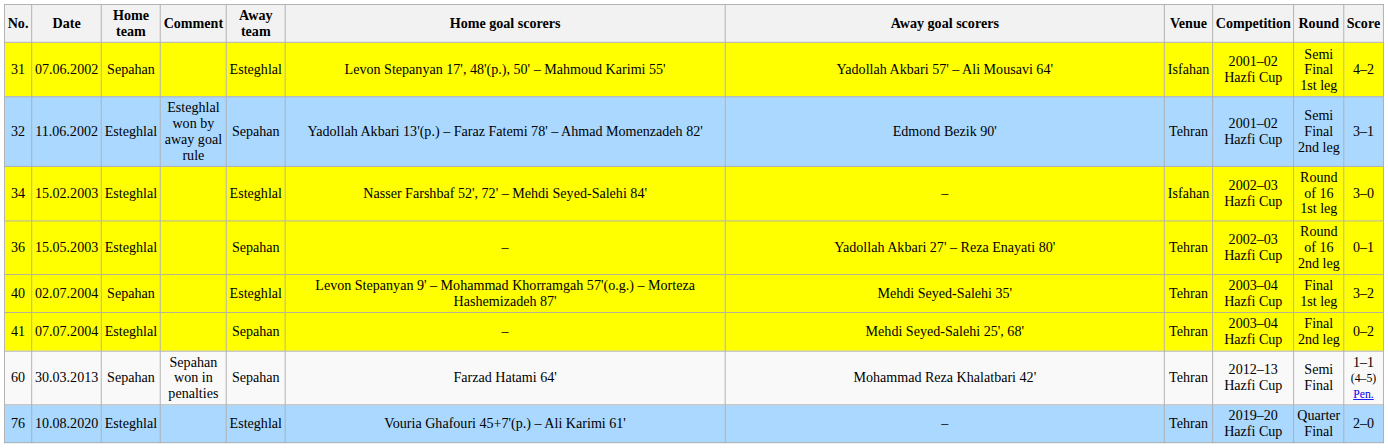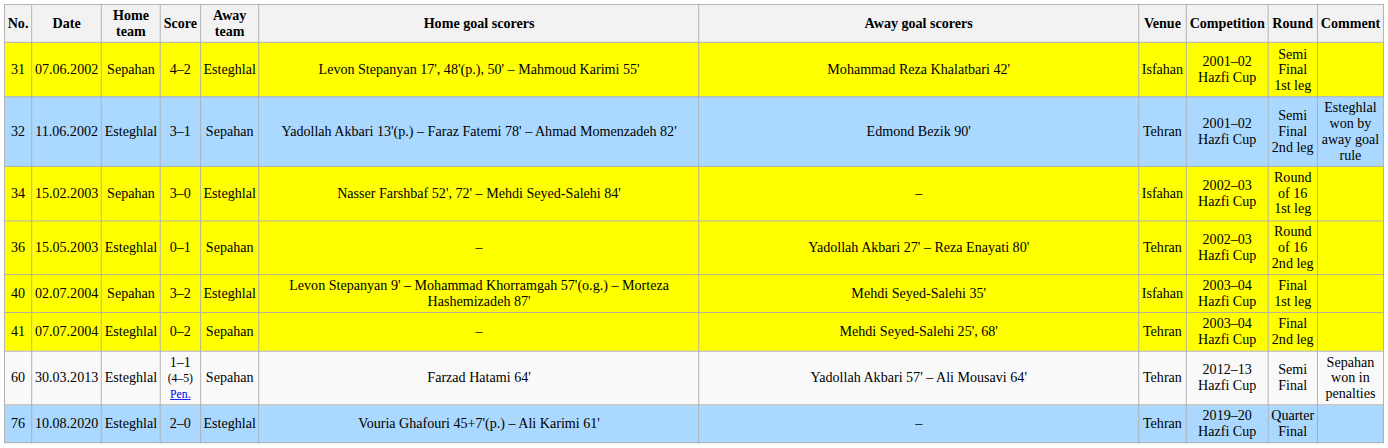columns swapped: (1363, 23) <-> (193, 23)
(945, 69) Yadollah Akbari 57' – Ali Mousavi 64' -> (919, 69) Mohammad Reza Khalatbari 42'
(131, 193) Esteghlal -> (131, 193) Sepahan
(1189, 293) Tehran -> (1162, 293) Isfahan
(131, 377) Sepahan -> (131, 377) Esteghlal
(945, 377) Mohammad Reza Khalatbari 42' -> (919, 377) Yadollah Akbari 57' – Ali Mousavi 64'
